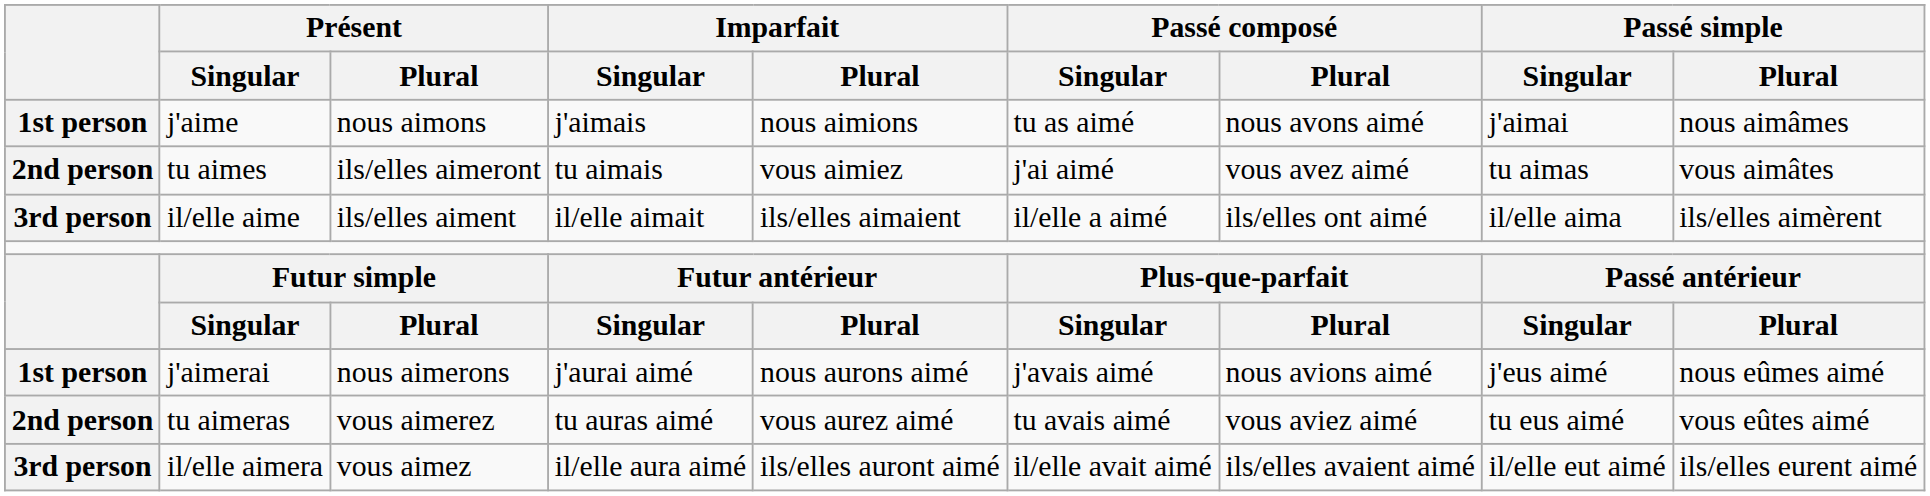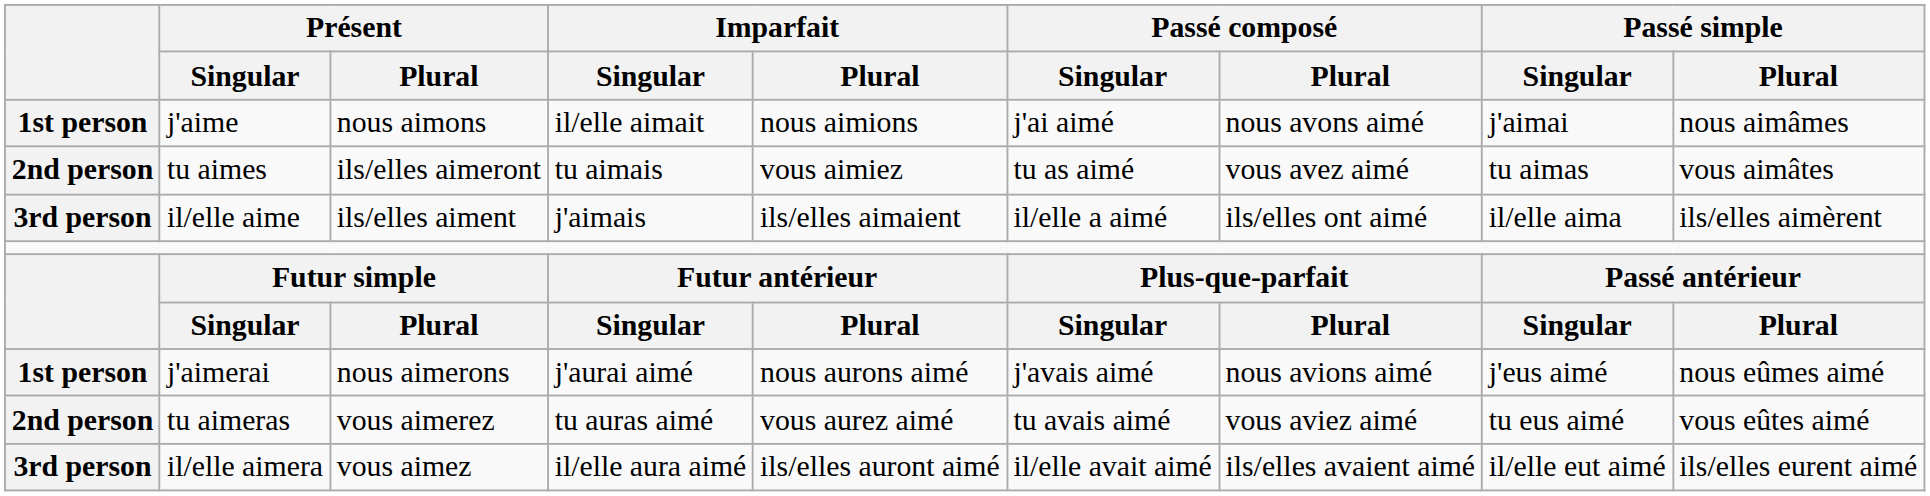(600, 122) j'aimais -> (629, 122) il/elle aimait
(1074, 122) tu as aimé -> (1064, 122) j'ai aimé
(1064, 169) j'ai aimé -> (1074, 169) tu as aimé
(629, 216) il/elle aimait -> (600, 216) j'aimais
